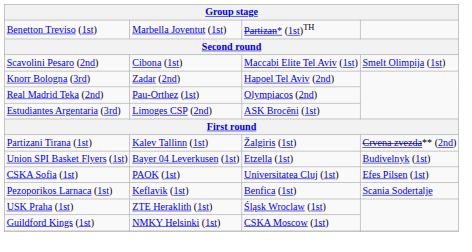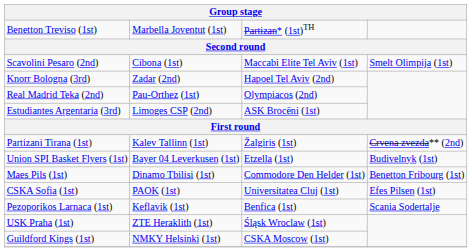+ row: (37, 175)
